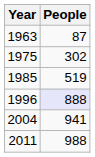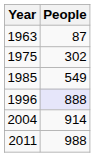(76, 78) 519 -> (76, 78) 549
(76, 120) 941 -> (76, 120) 914
